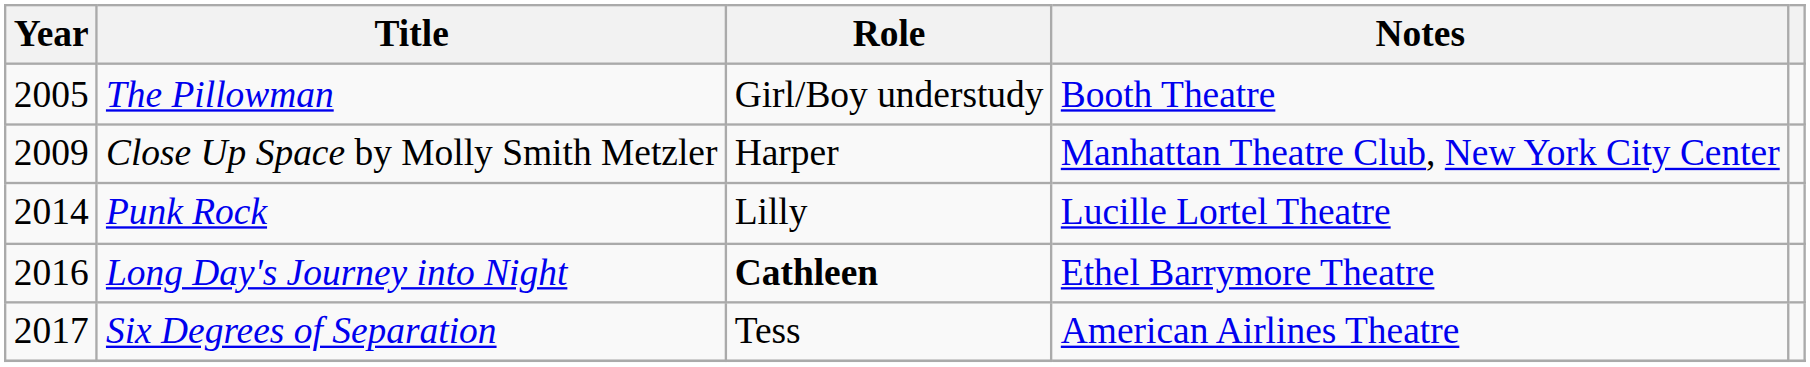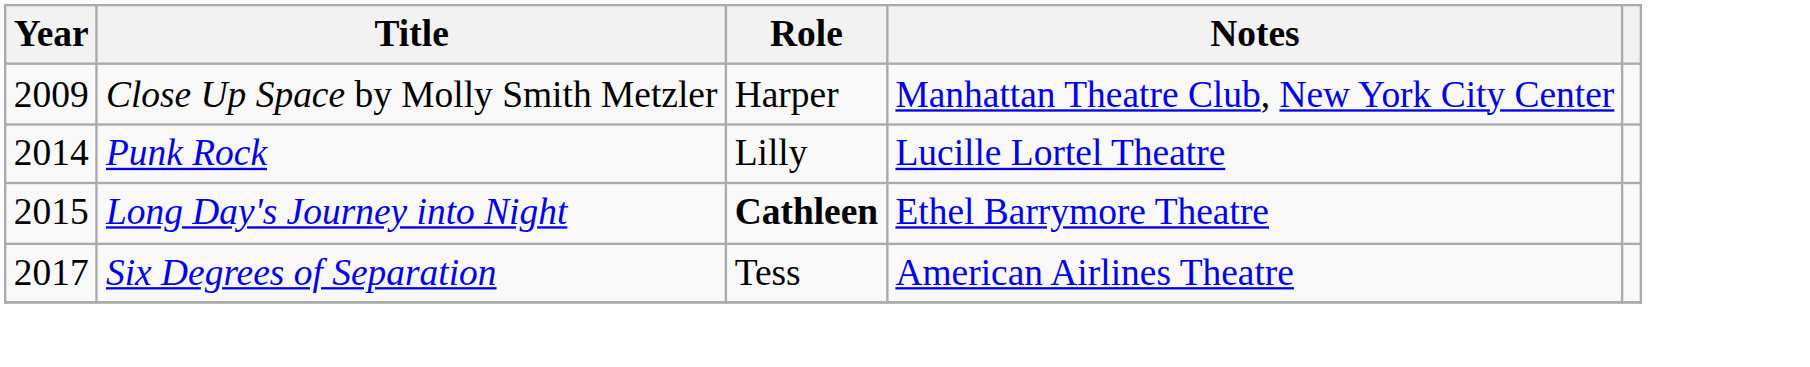- row: (220, 93)
(51, 271) 2016 -> (51, 212) 2015
